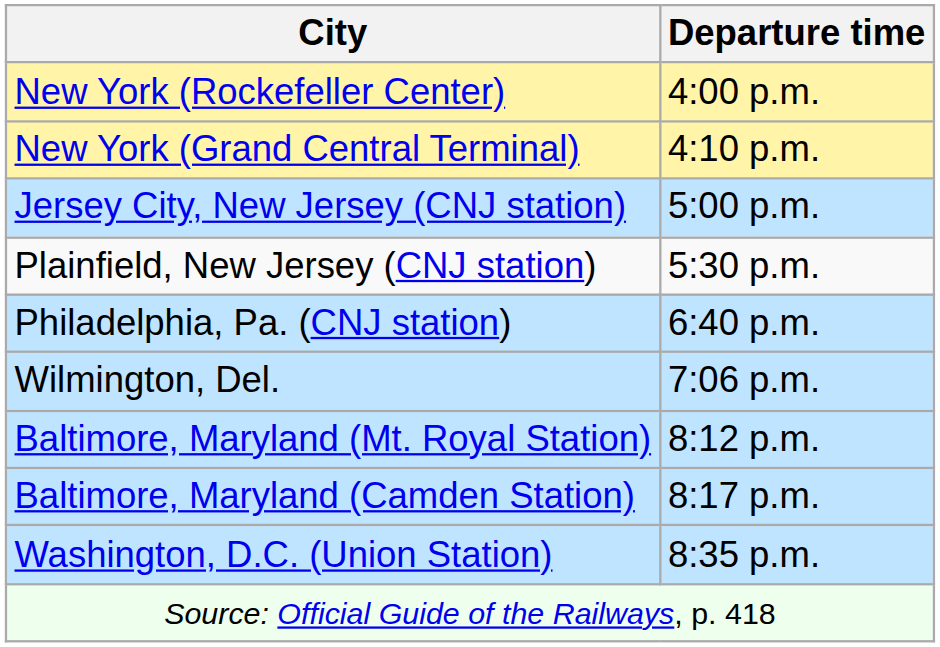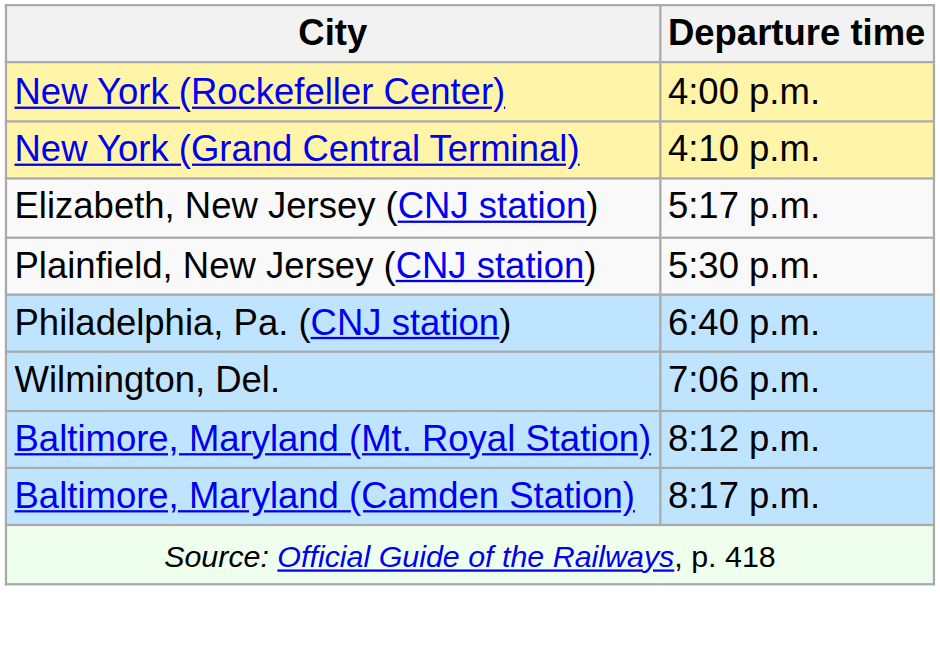- row: (320, 206)
+ row: (306, 206)
- row: (284, 554)
